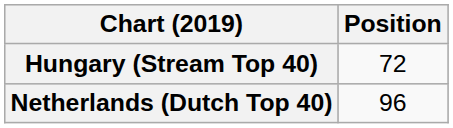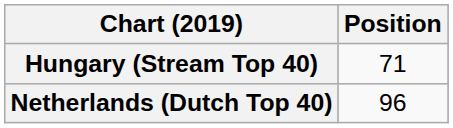(393, 63) 72 -> (393, 63) 71
